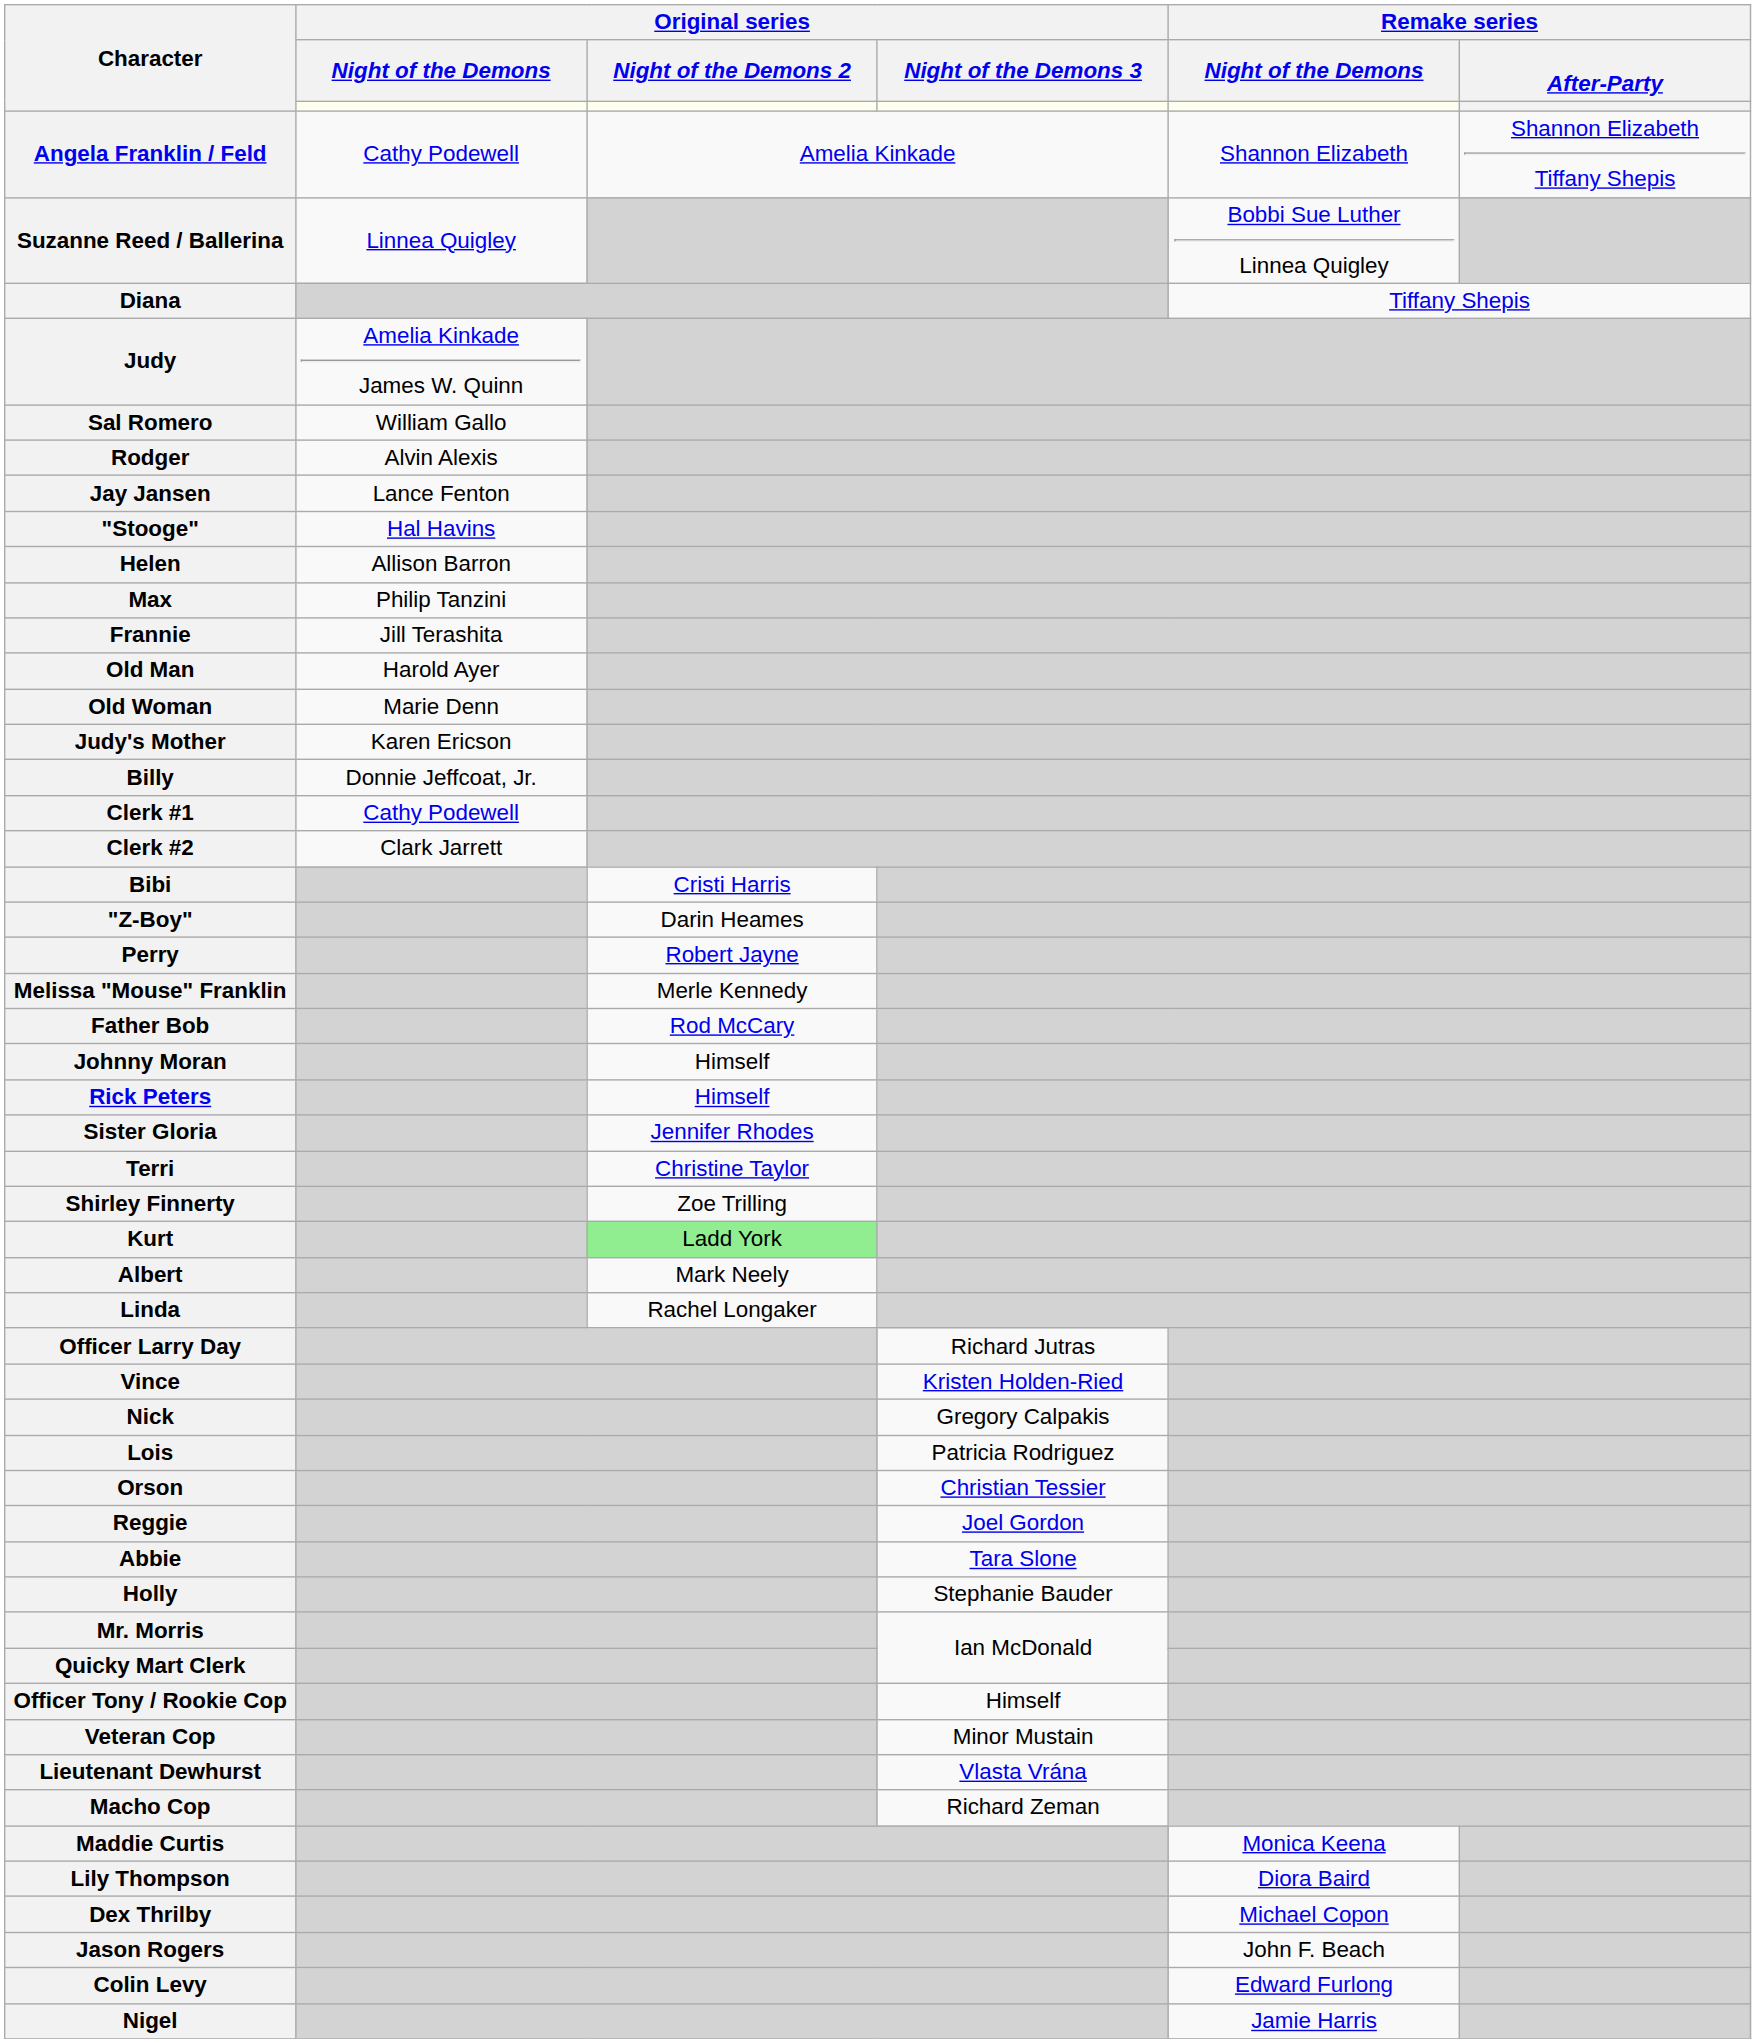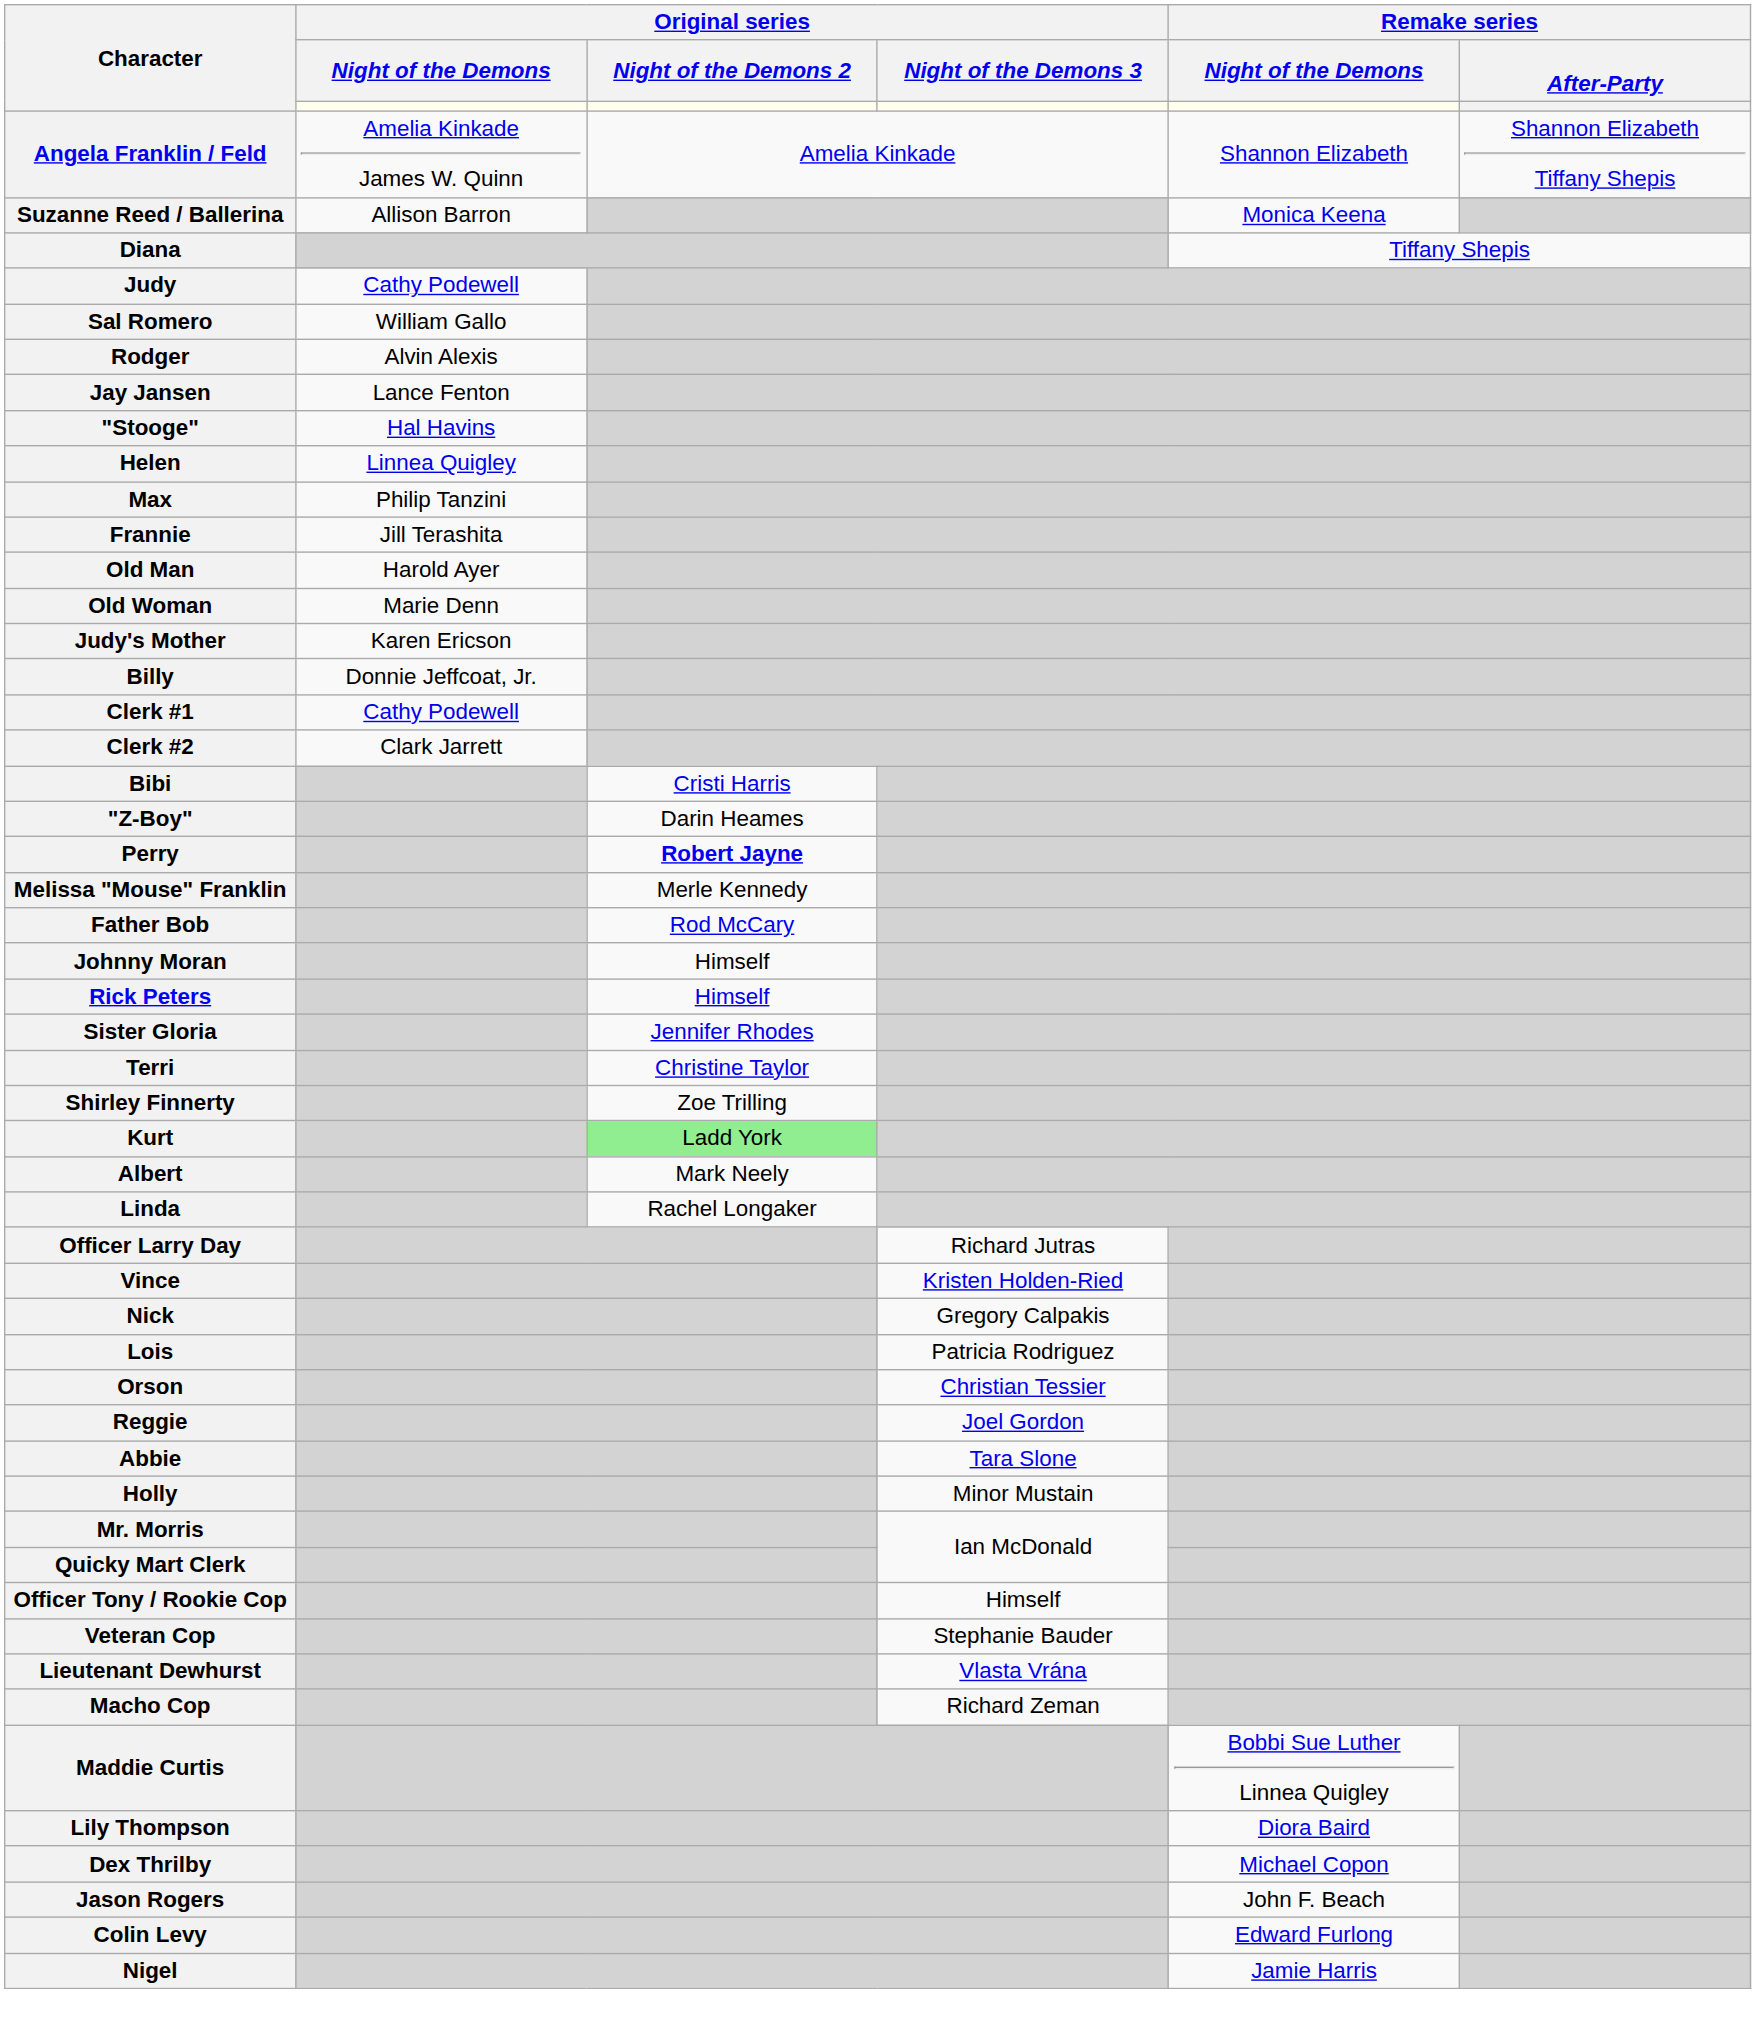(441, 154) Cathy Podewell -> (441, 154) Amelia Kinkade James W. Quinn
(441, 239) Linnea Quigley -> (441, 214) Allison Barron
(1314, 239) Bobbi Sue Luther Linnea Quigley -> (1314, 214) Monica Keena
(441, 361) Amelia Kinkade James W. Quinn -> (441, 285) Cathy Podewell
(441, 564) Allison Barron -> (441, 463) Linnea Quigley
(732, 955) normal -> (732, 854) bold
(1023, 1594) Stephanie Bauder -> (1023, 1493) Minor Mustain
(1023, 1736) Minor Mustain -> (1023, 1635) Stephanie Bauder
(1314, 1843) Monica Keena -> (1314, 1767) Bobbi Sue Luther Linnea Quigley
